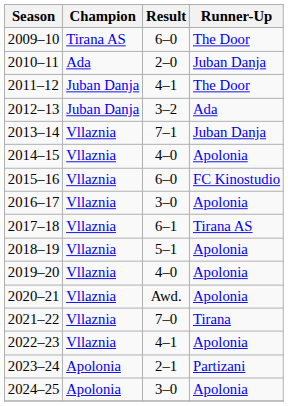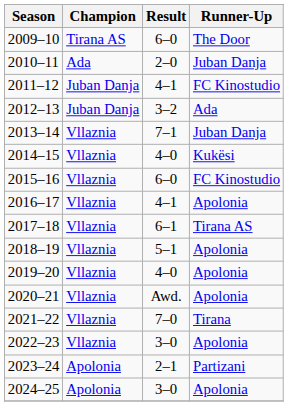(221, 86) The Door -> (237, 86) FC Kinostudio
(220, 156) Apolonia -> (214, 156) Kukësi
(166, 202) 3–0 -> (166, 202) 4–1
(166, 343) 4–1 -> (166, 343) 3–0
